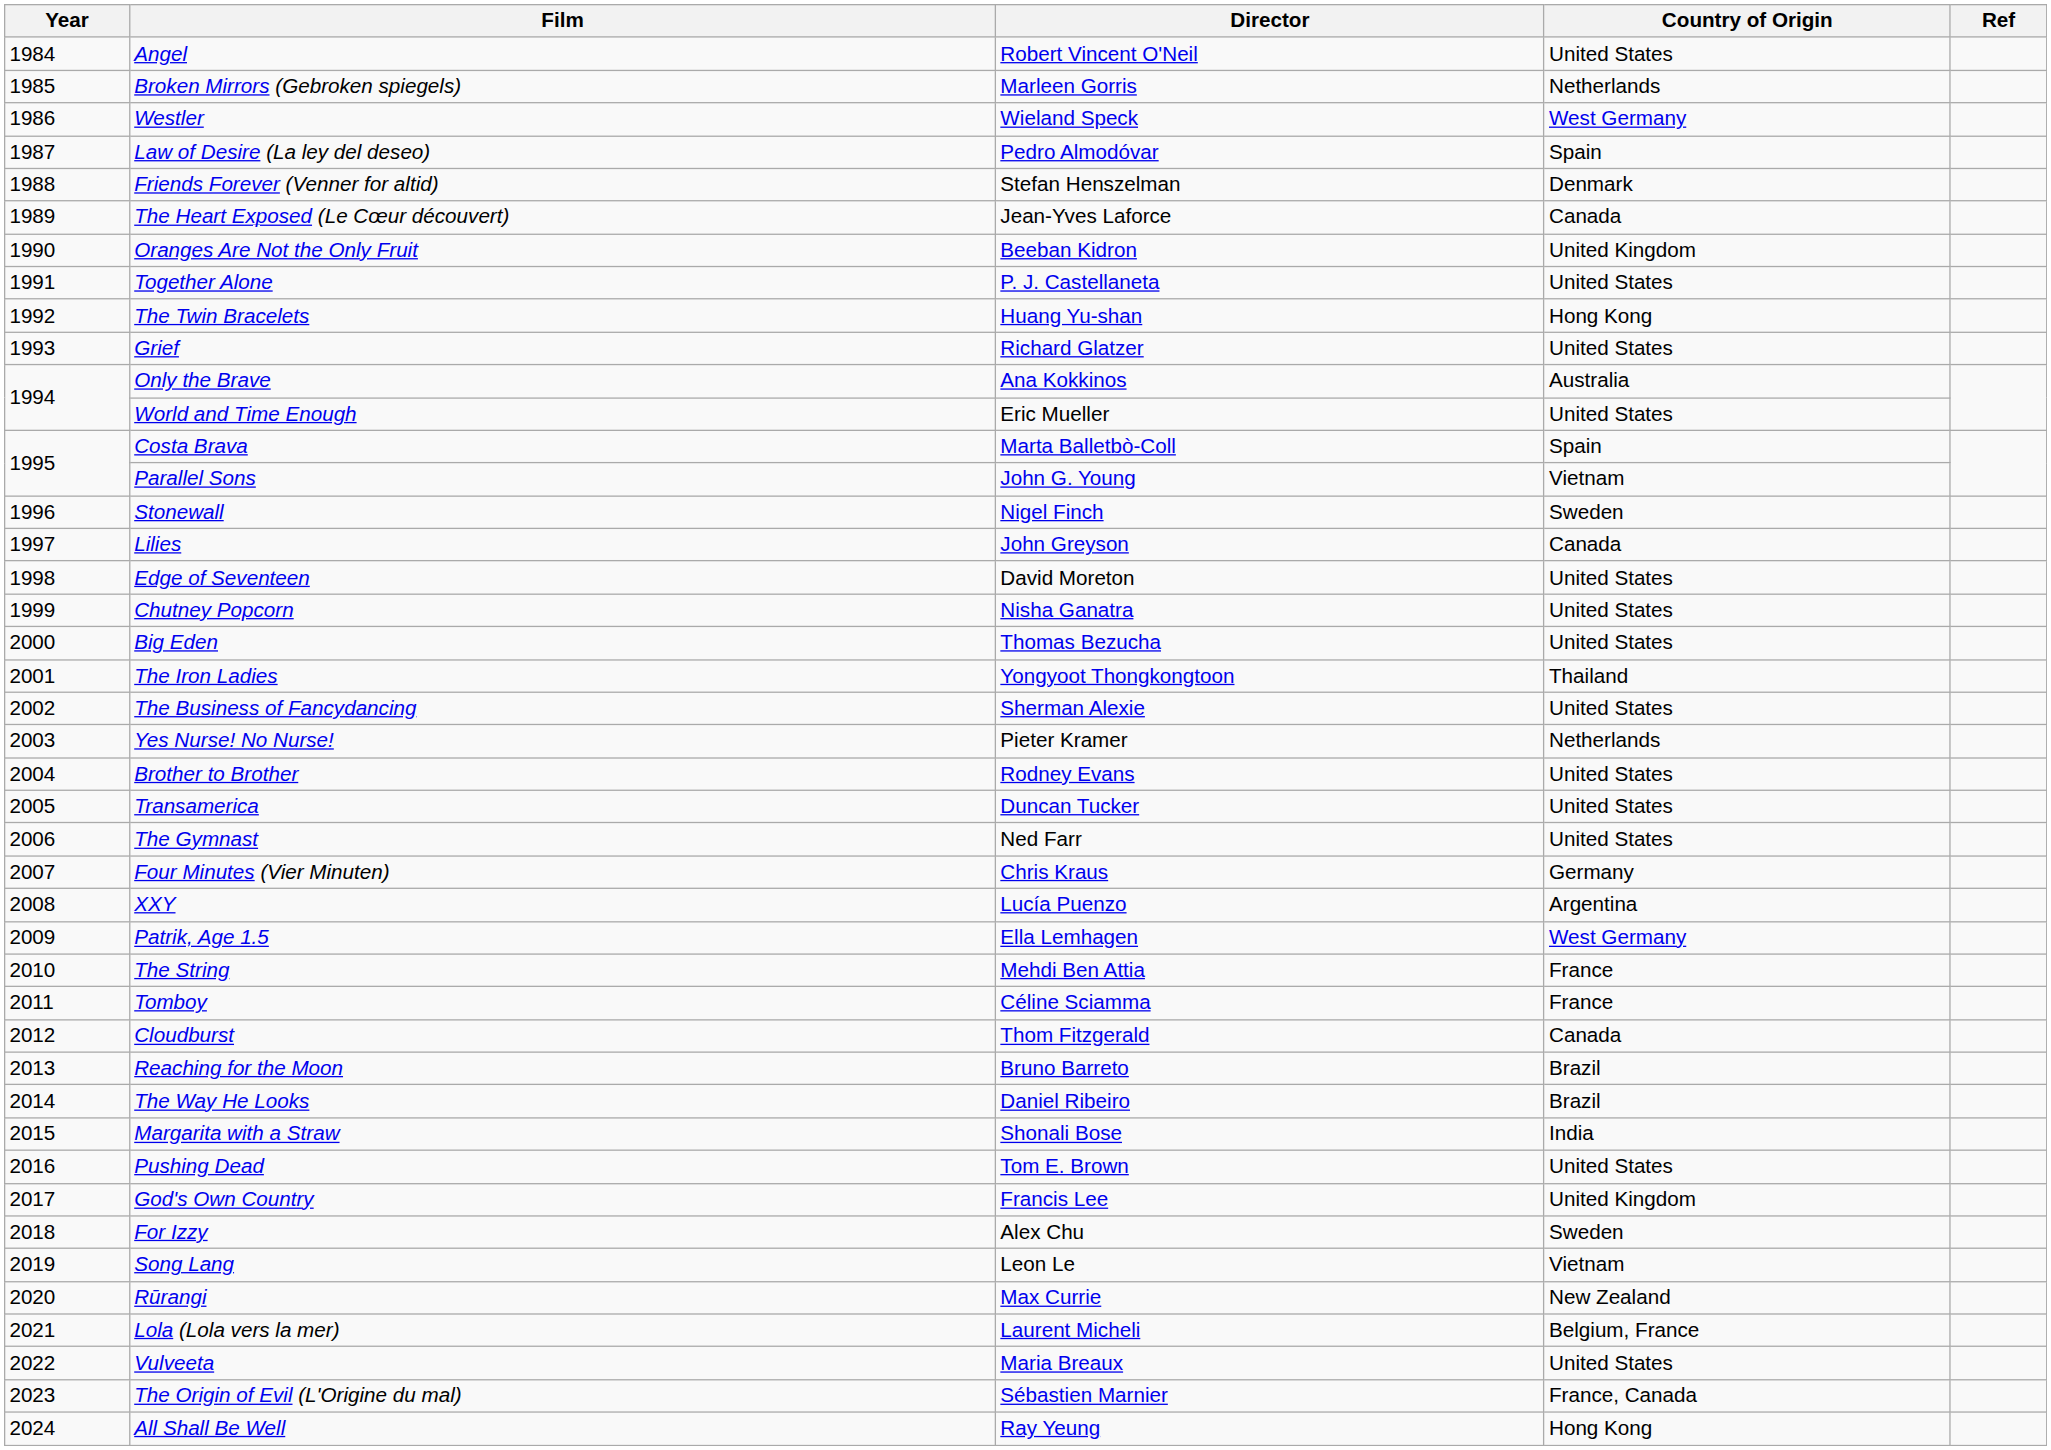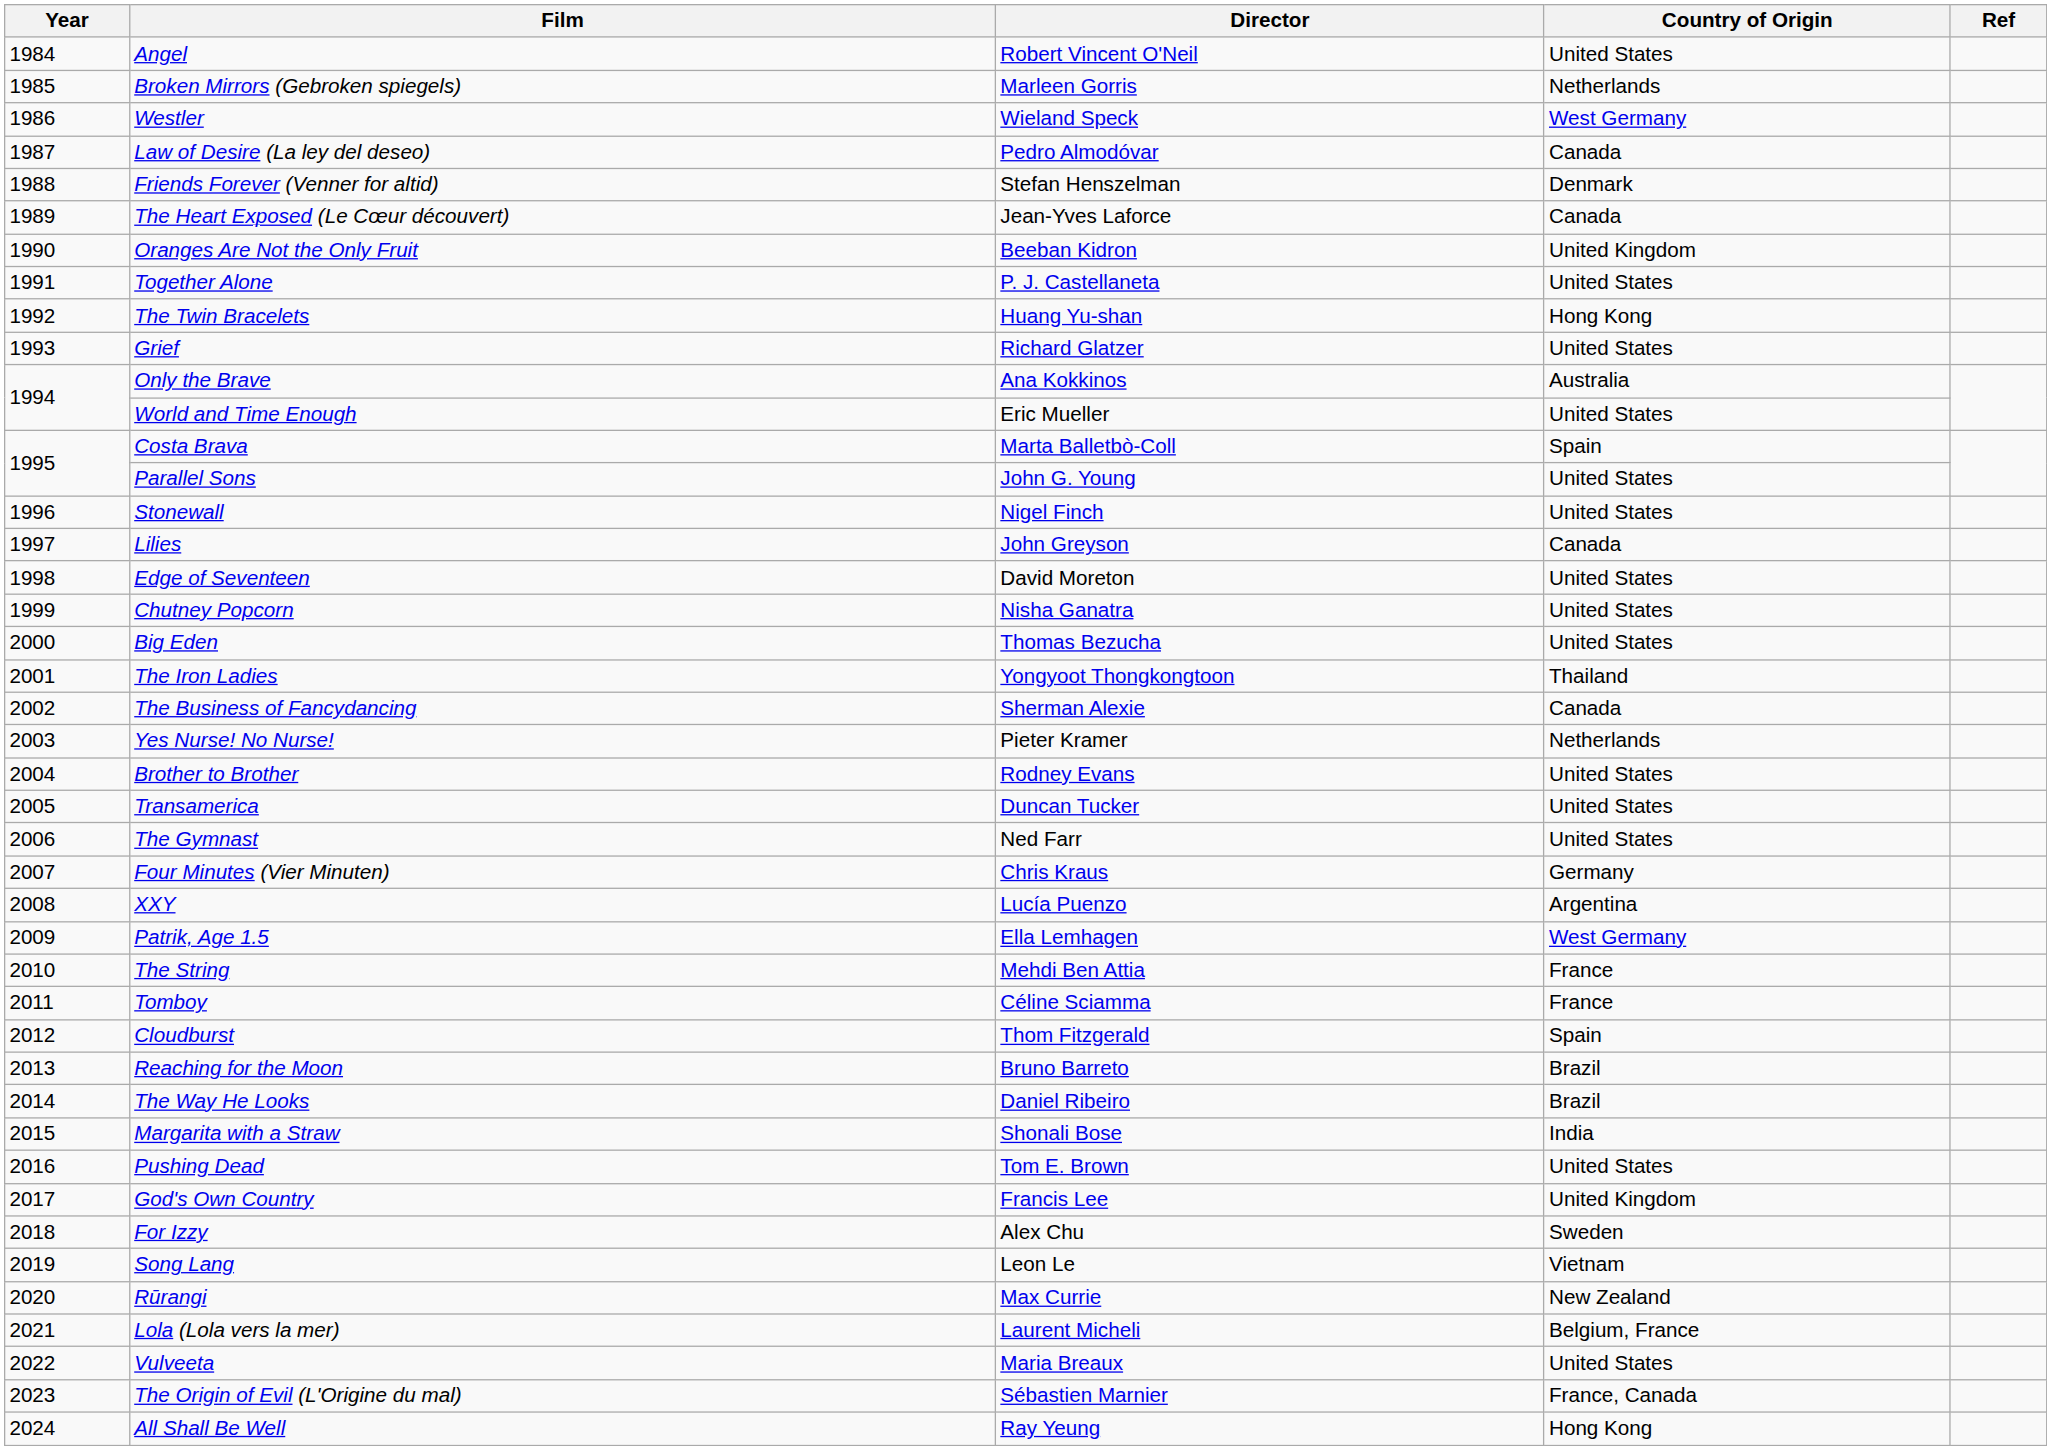(1575, 151) Spain -> (1585, 151) Canada
(1587, 479) Vietnam -> (1611, 479) United States
(1586, 511) Sweden -> (1611, 511) United States
(1611, 708) United States -> (1585, 708) Canada
(1585, 1035) Canada -> (1575, 1035) Spain
